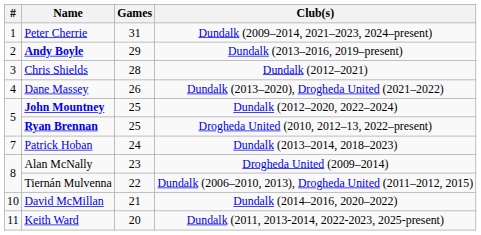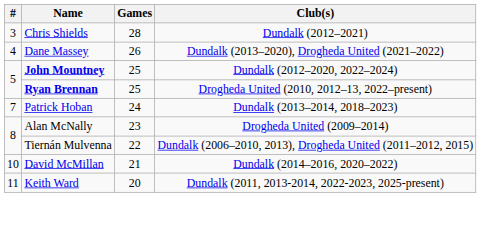- row: (56, 32)
- row: (54, 51)
